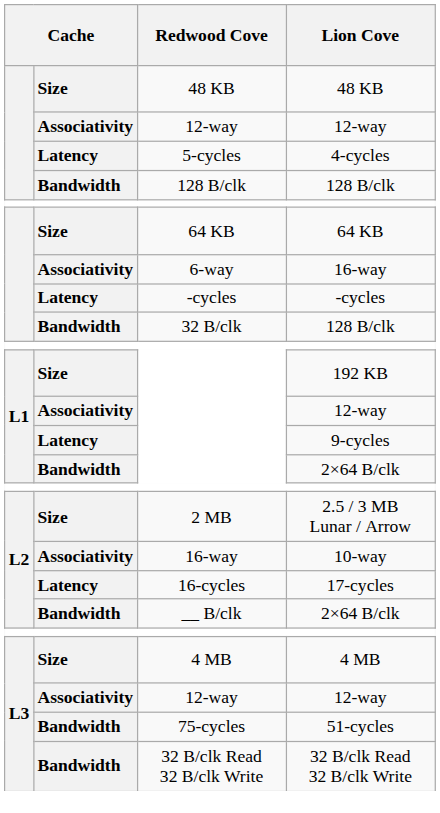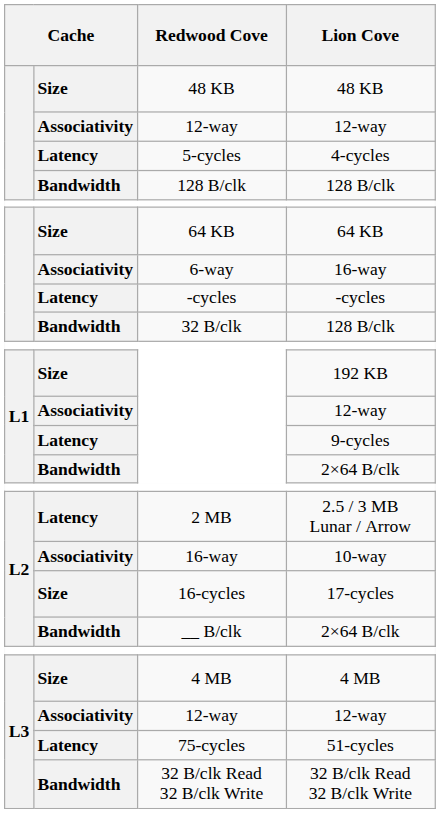(53, 516) Size -> (68, 516) Latency
(68, 585) Latency -> (53, 594) Size
(79, 727) Bandwidth -> (68, 745) Latency
